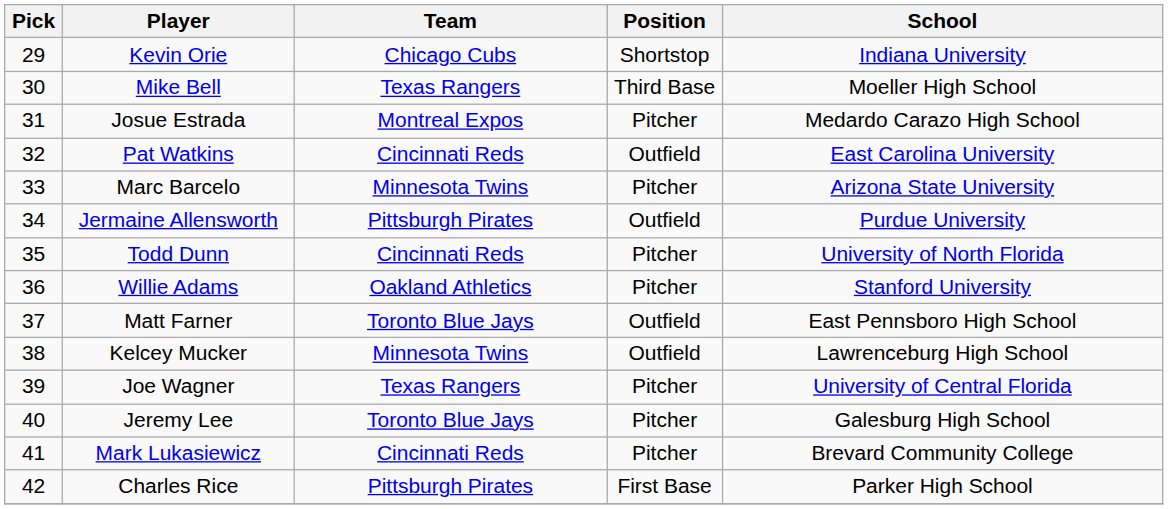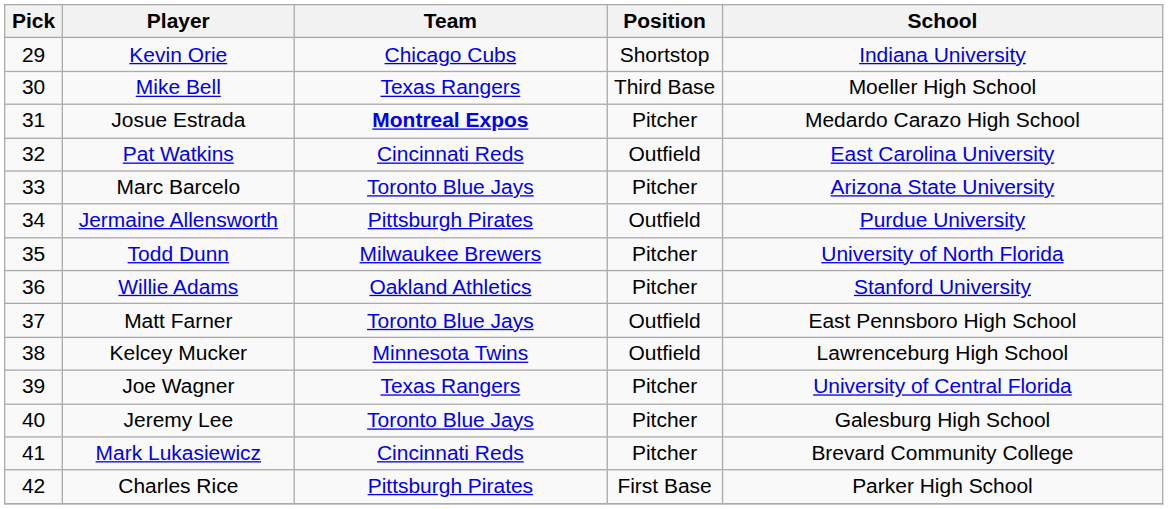(450, 120) normal -> (450, 120) bold
(450, 187) Minnesota Twins -> (450, 187) Toronto Blue Jays
(450, 253) Cincinnati Reds -> (450, 253) Milwaukee Brewers
